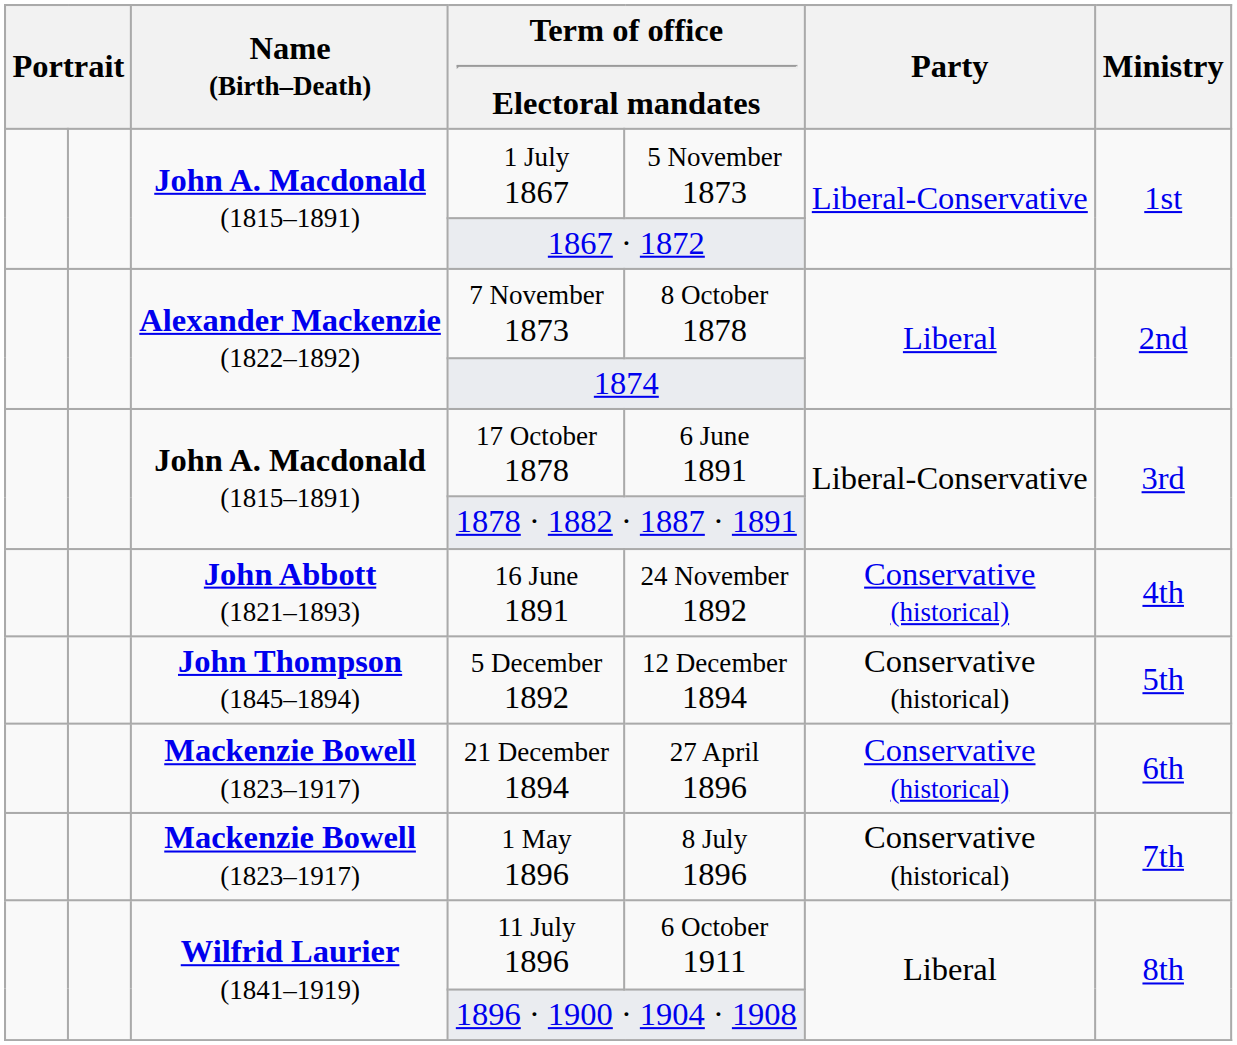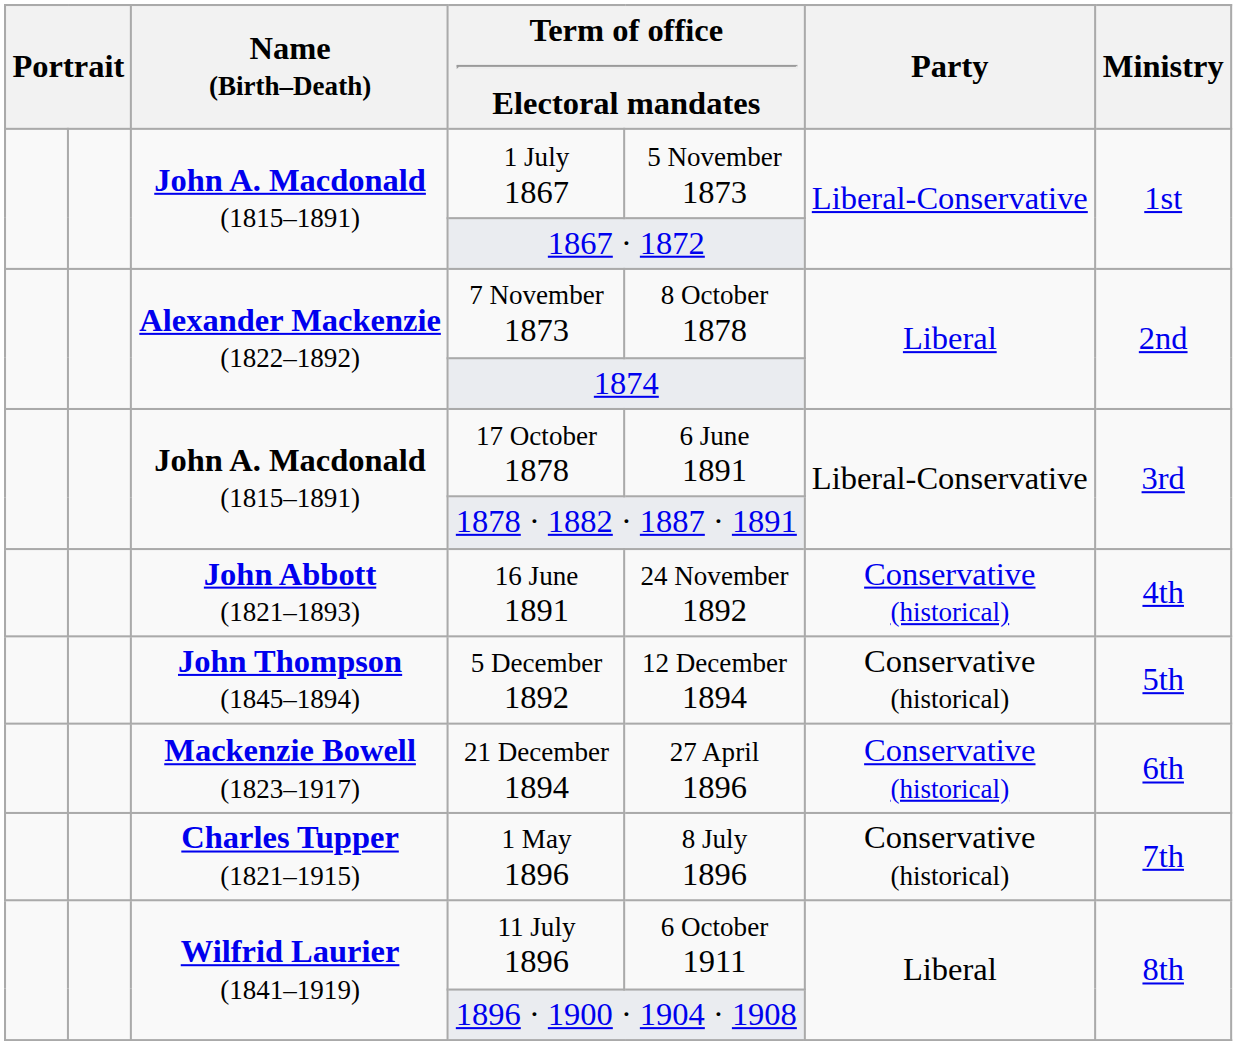(290, 855) Mackenzie Bowell (1823–1917) -> (290, 855) Charles Tupper (1821–1915)
